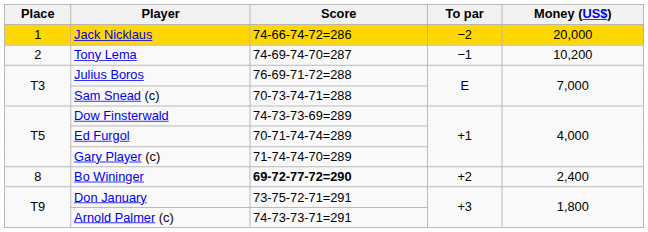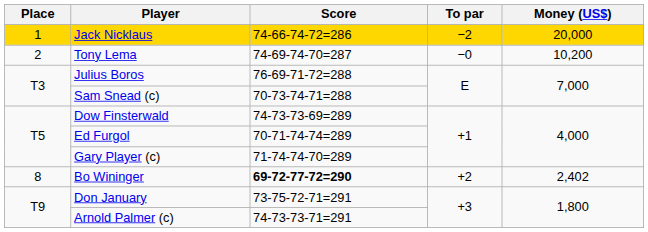(465, 55) −1 -> (465, 55) −0
(573, 177) 2,400 -> (573, 177) 2,402
